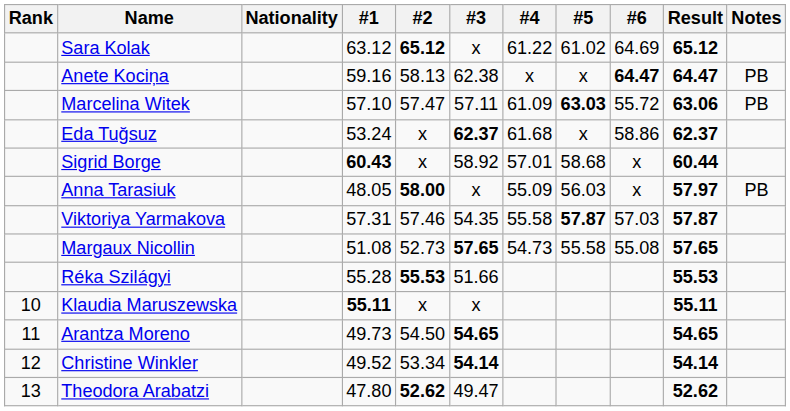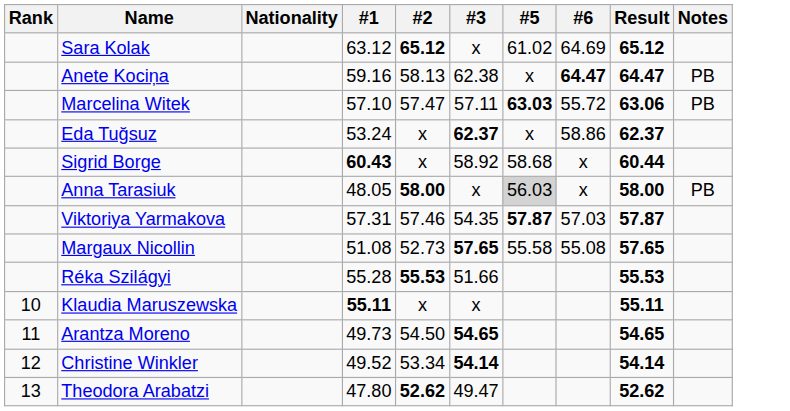- column: (530, 18)
(583, 190) no background -> (530, 190) lightgrey background
(695, 190) 57.97 -> (642, 190) 58.00
